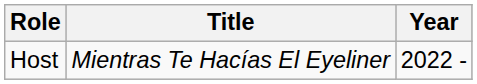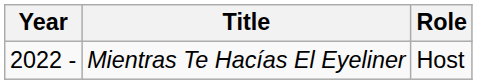columns swapped: (434, 23) <-> (35, 23)
